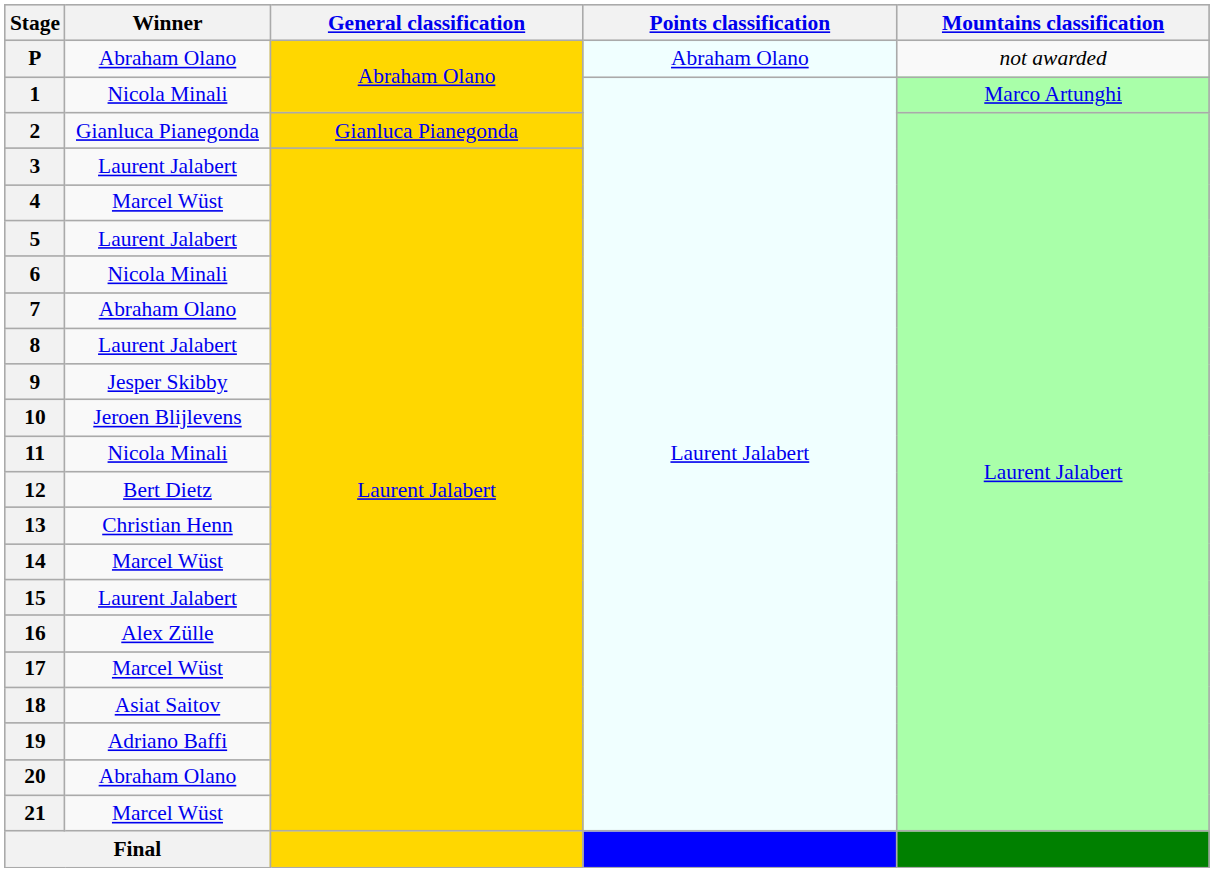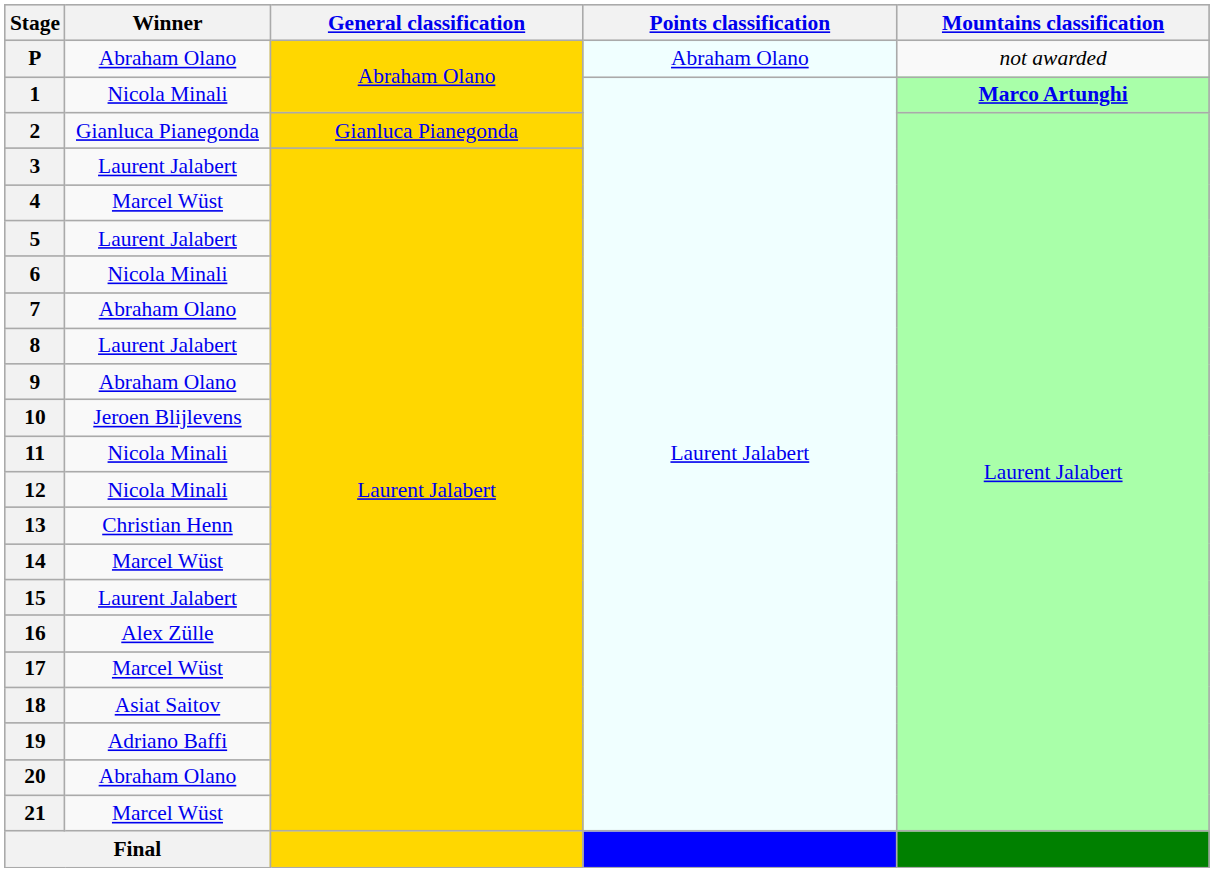(1053, 94) normal -> (1053, 94) bold
(167, 382) Jesper Skibby -> (167, 382) Abraham Olano
(167, 489) Bert Dietz -> (167, 489) Nicola Minali
